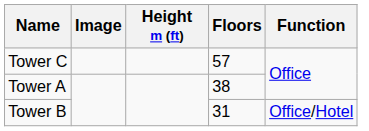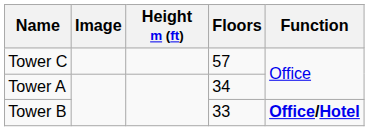(221, 86) 38 -> (221, 86) 34
(221, 112) 31 -> (221, 112) 33
(311, 112) normal -> (314, 112) bold
